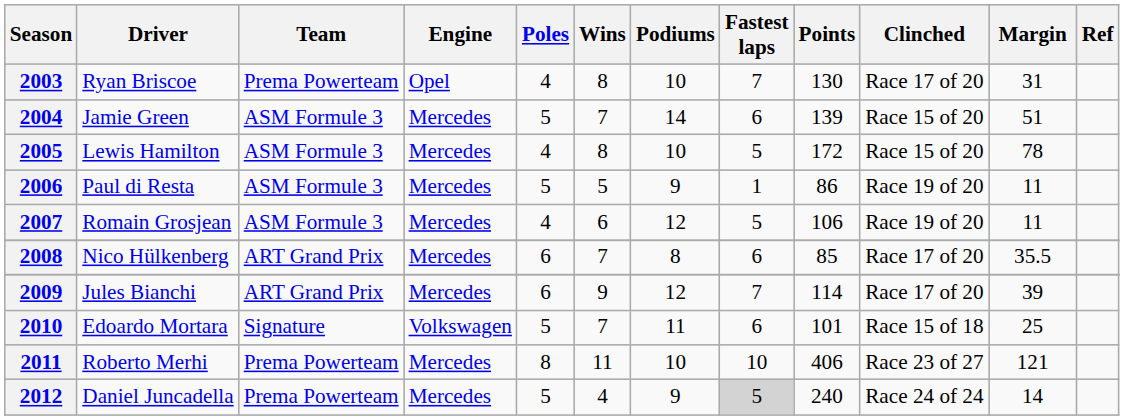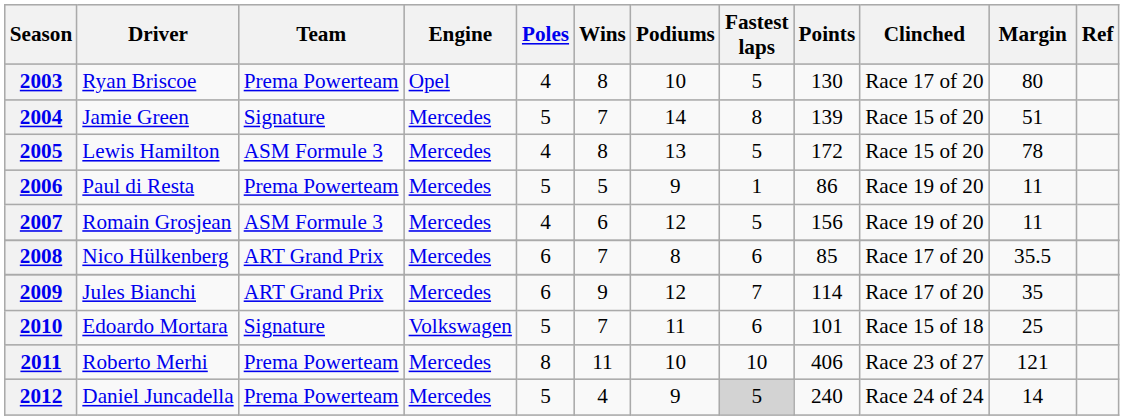(757, 81) 7 -> (757, 81) 5
(1033, 81) 31 -> (1033, 81) 80
(313, 116) ASM Formule 3 -> (284, 116) Signature
(757, 116) 6 -> (757, 116) 8
(675, 151) 10 -> (675, 151) 13
(313, 186) ASM Formule 3 -> (321, 186) Prema Powerteam
(827, 221) 106 -> (827, 221) 156
(1033, 291) 39 -> (1033, 291) 35
